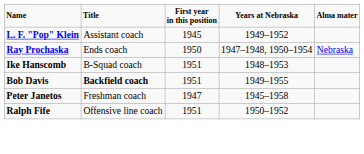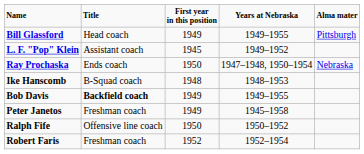+ row: (35, 35)
(192, 65) 1951 -> (192, 80) 1948
(192, 80) 1951 -> (192, 96) 1949
(192, 96) 1947 -> (192, 111) 1949
(192, 111) 1951 -> (192, 126) 1950
+ row: (33, 141)
